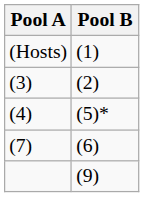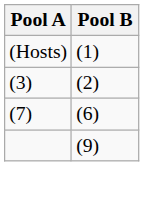- row: (21, 113)
